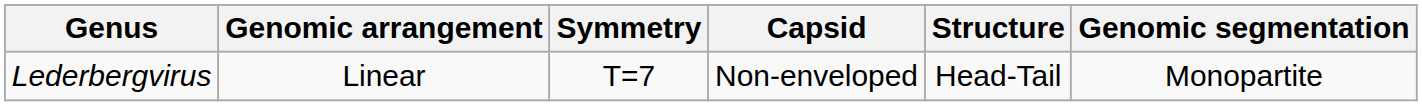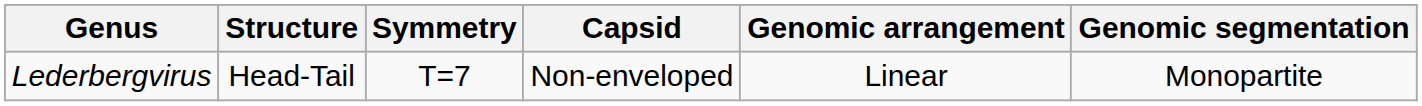columns swapped: (998, 28) <-> (384, 28)
